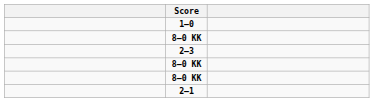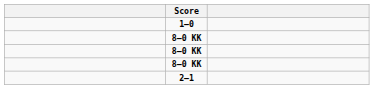- row: (85, 51)
